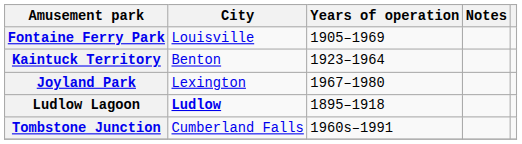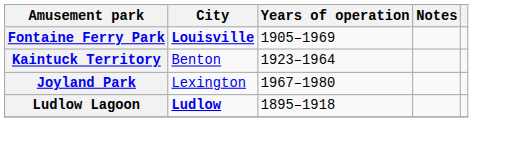(213, 38) normal -> (213, 38) bold
- row: (86, 128)
